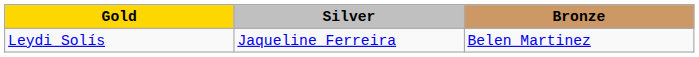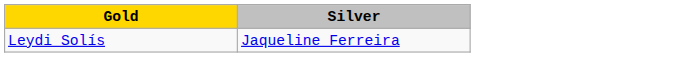- column: (579, 17)
